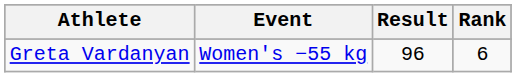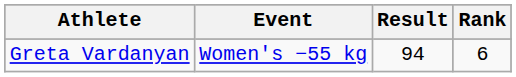(413, 55) 96 -> (413, 55) 94
